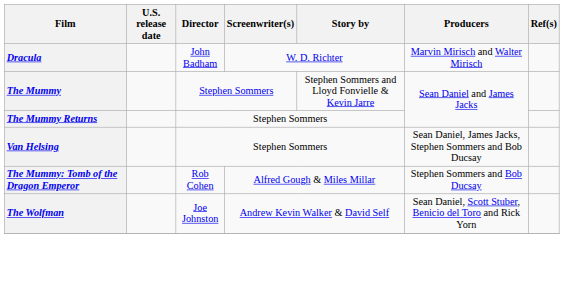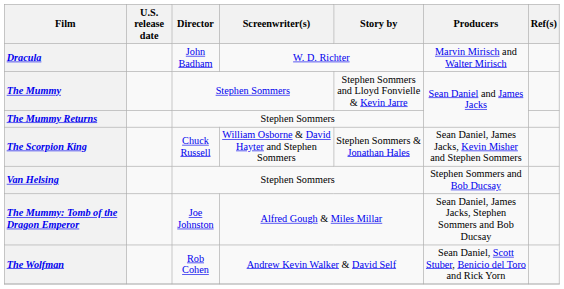+ row: (47, 146)
(466, 146) Sean Daniel, James Jacks, Stephen Sommers and Bob Ducsay -> (476, 180) Stephen Sommers and Bob Ducsay
(200, 180) Rob Cohen -> (195, 219) Joe Johnston
(466, 180) Stephen Sommers and Bob Ducsay -> (476, 219) Sean Daniel, James Jacks, Stephen Sommers and Bob Ducsay
(200, 213) Joe Johnston -> (195, 264) Rob Cohen
